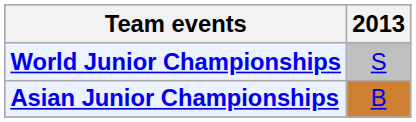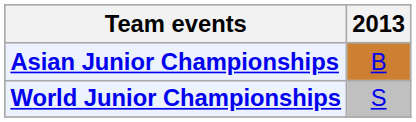rows swapped: (175, 99) <-> (176, 62)
